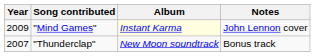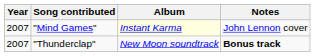(18, 28) 2009 -> (18, 28) 2007
(249, 43) normal -> (252, 43) bold
